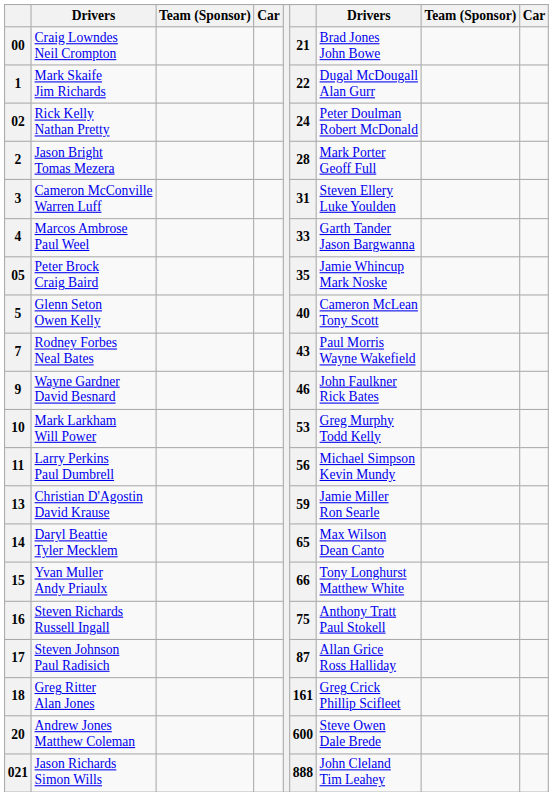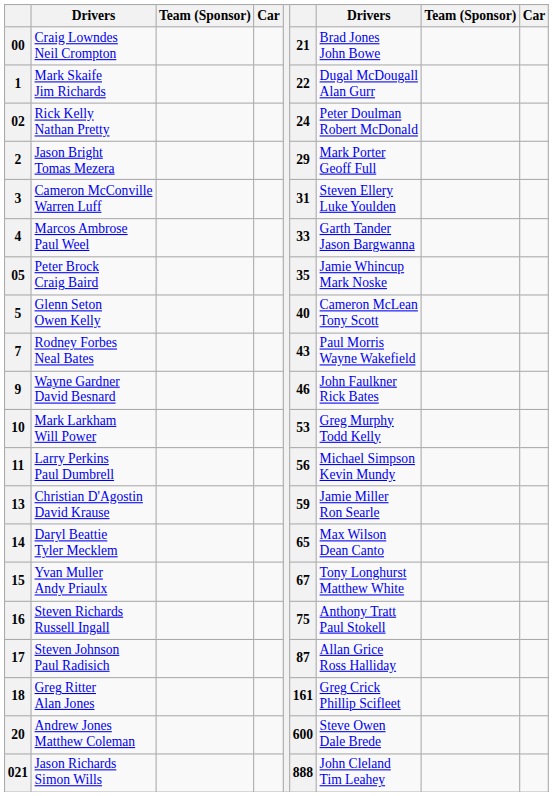(303, 160) 28 -> (303, 160) 29
(303, 581) 66 -> (303, 581) 67
